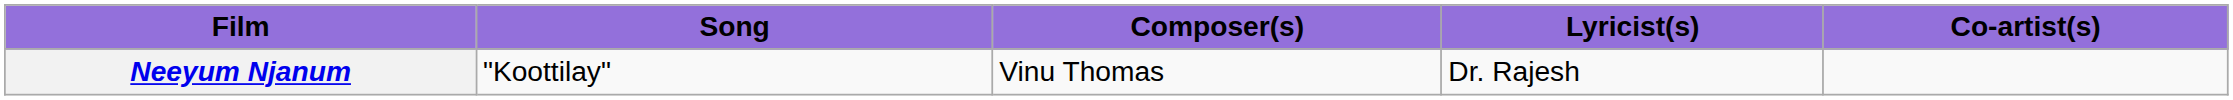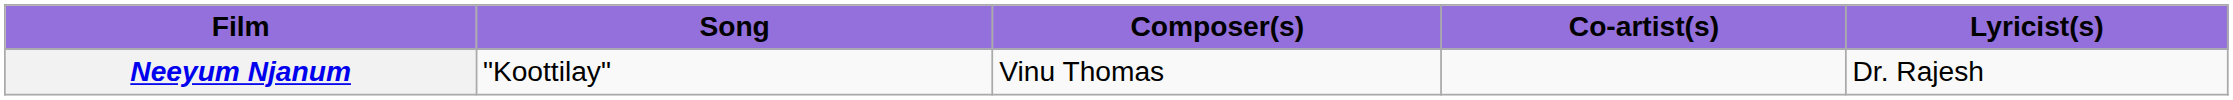columns swapped: (1633, 26) <-> (2026, 26)
